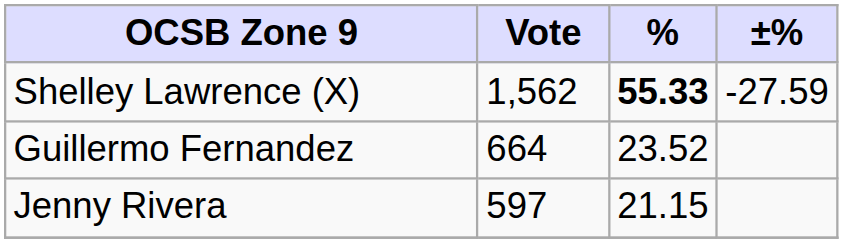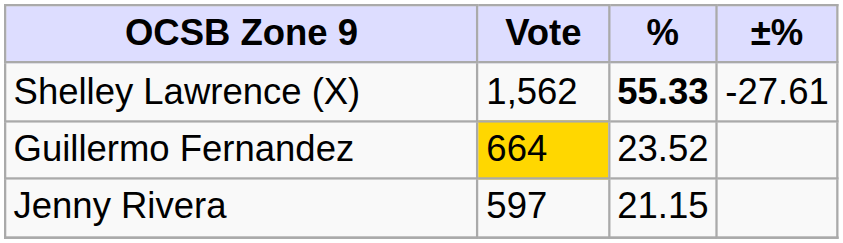(777, 91) -27.59 -> (777, 91) -27.61
(517, 149) no background -> (517, 149) gold background
